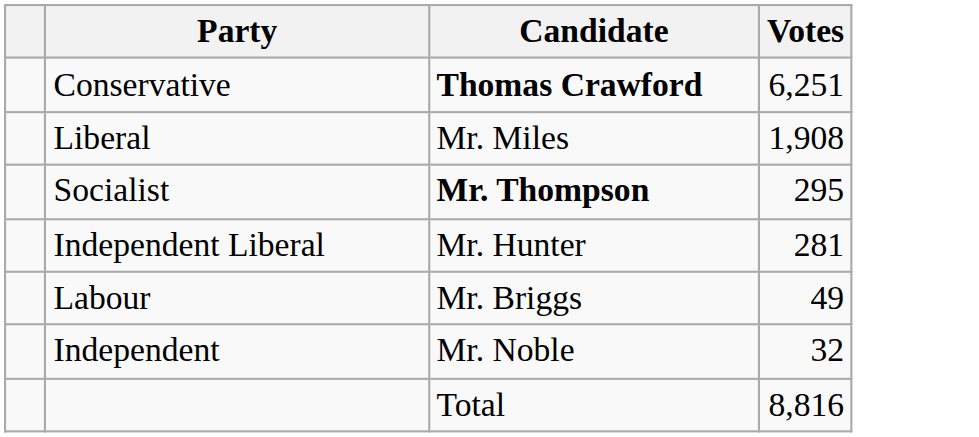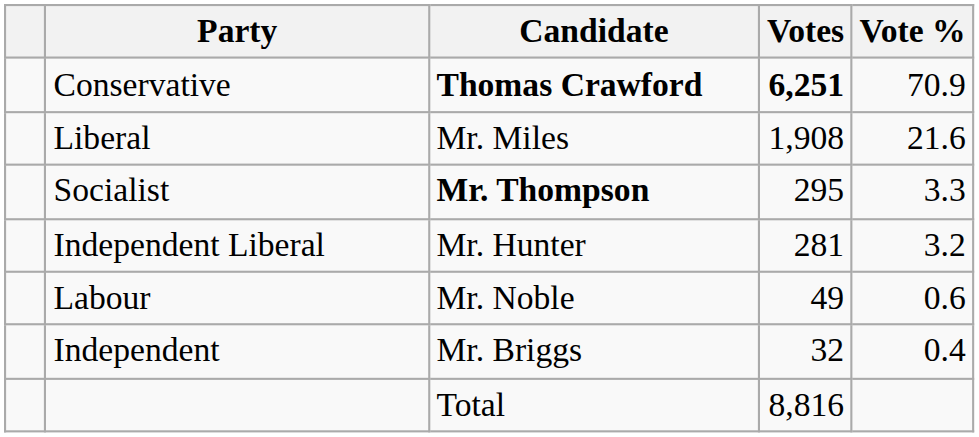+ column: (913, 31)
(806, 84) normal -> (806, 84) bold
(509, 297) Mr. Briggs -> (506, 297) Mr. Noble
(506, 350) Mr. Noble -> (509, 350) Mr. Briggs
